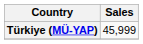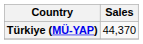(119, 30) 45,999 -> (119, 30) 44,370
